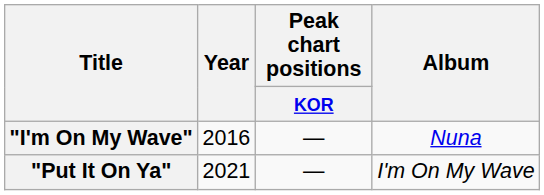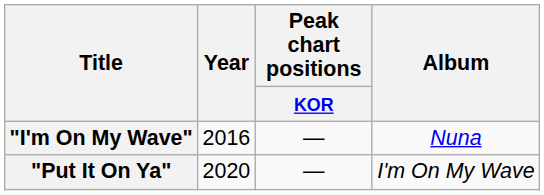(226, 171) 2021 -> (226, 171) 2020
